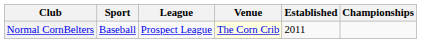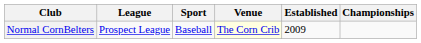columns swapped: (176, 13) <-> (117, 13)
(295, 30) 2011 -> (295, 30) 2009
